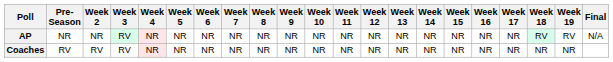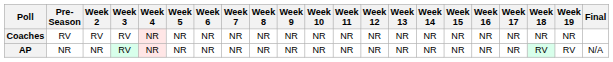rows swapped: (25, 36) <-> (25, 51)
